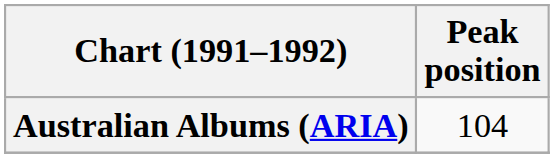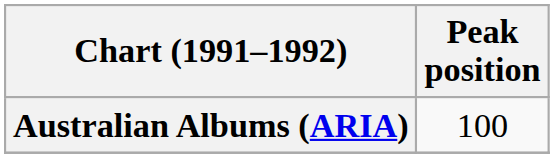(483, 124) 104 -> (483, 124) 100
